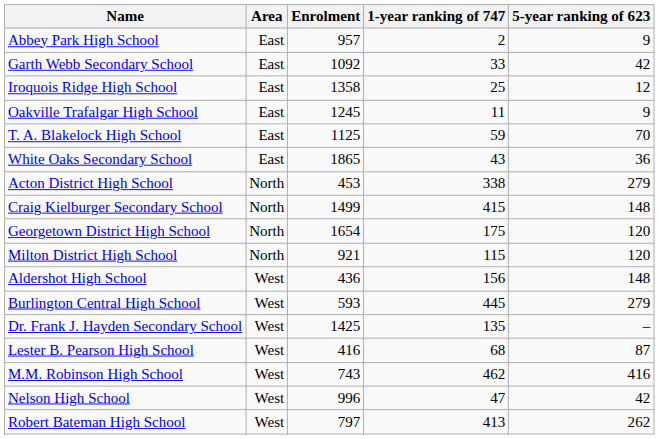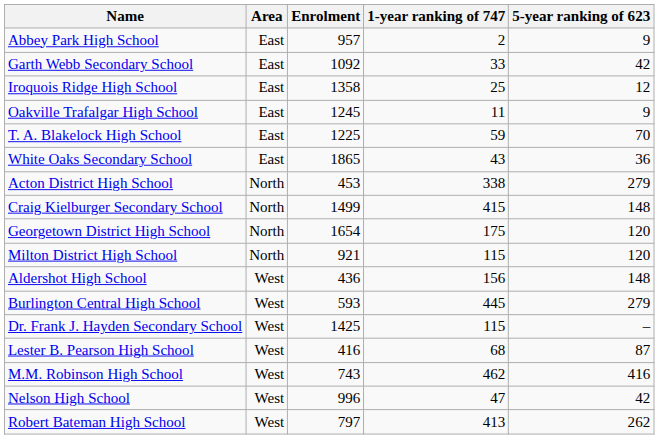(346, 135) 1125 -> (345, 135) 1225
(494, 326) 135 -> (494, 326) 115
